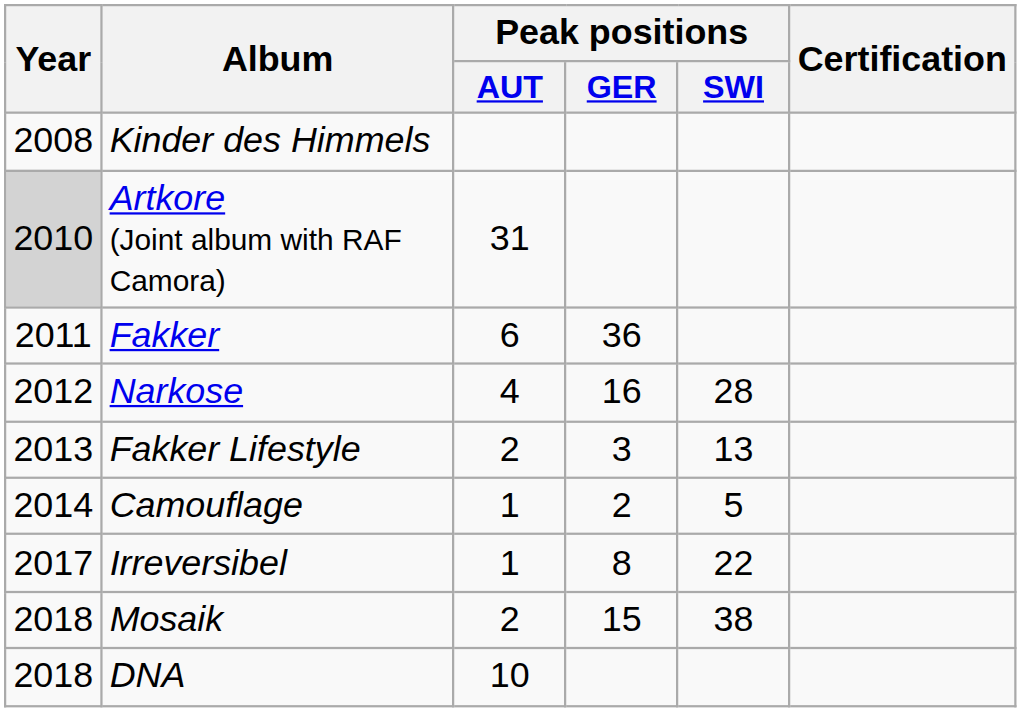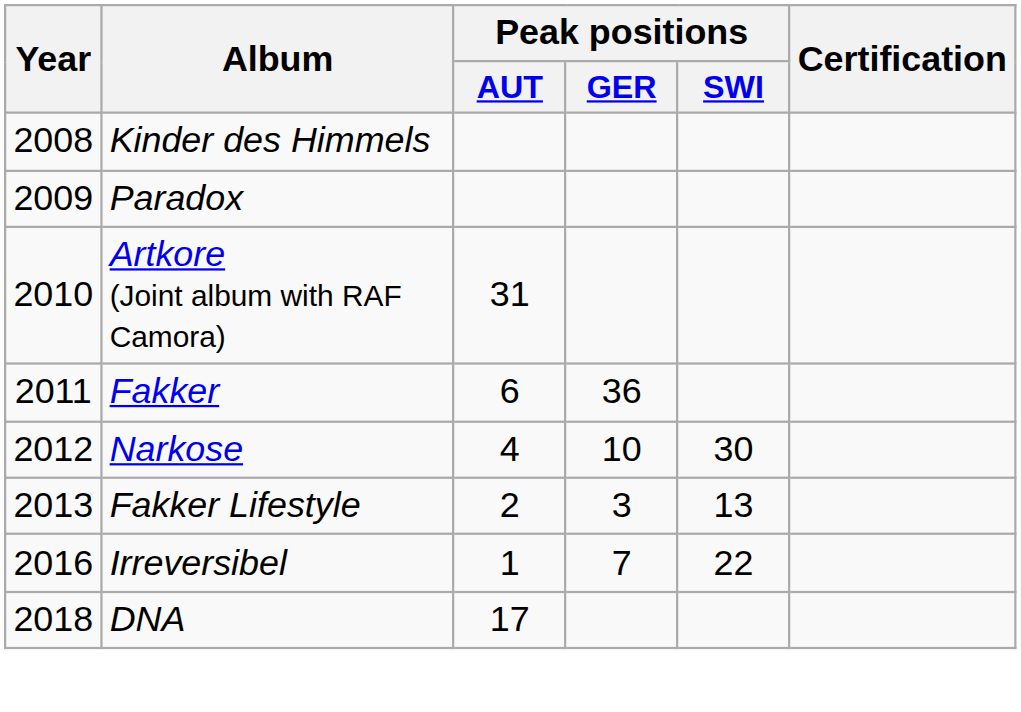+ row: (176, 197)
(53, 237) lightgrey background -> (53, 294) no background
(622, 391) 16 -> (622, 448) 10
(734, 391) 28 -> (734, 448) 30
- row: (206, 505)
(53, 562) 2017 -> (53, 562) 2016
(622, 562) 8 -> (622, 562) 7
- row: (166, 619)
(510, 676) 10 -> (510, 619) 17
